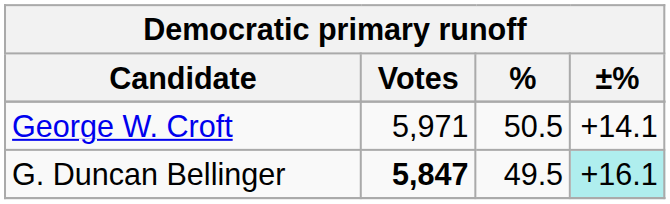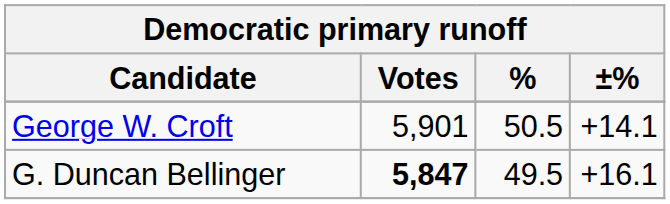(430, 126) 5,971 -> (430, 126) 5,901
(619, 175) paleturquoise background -> (619, 175) no background
